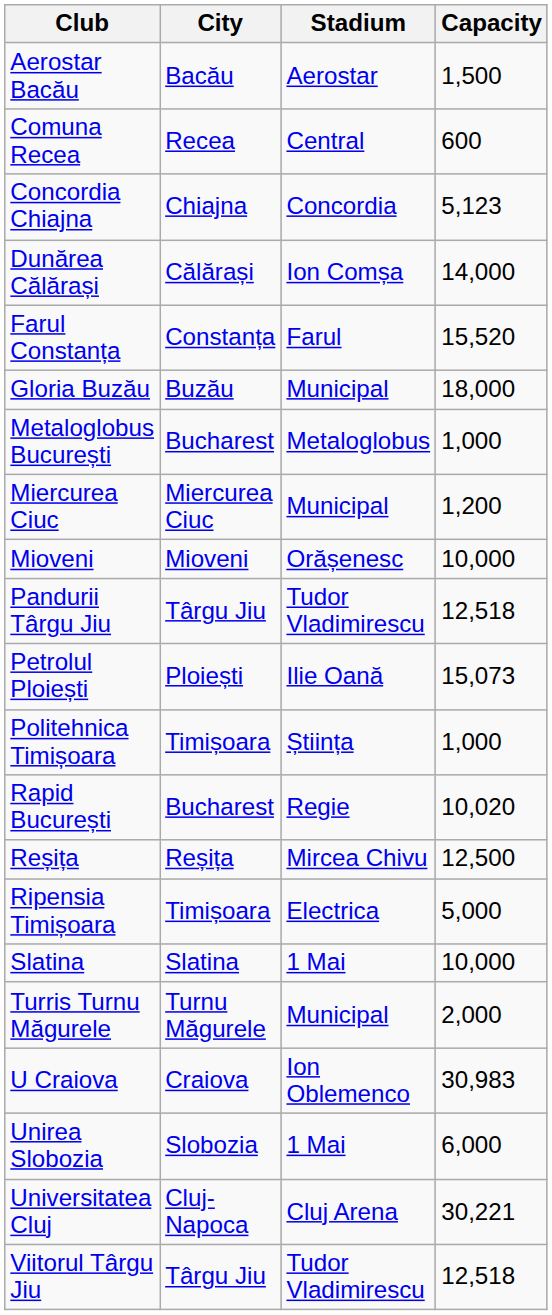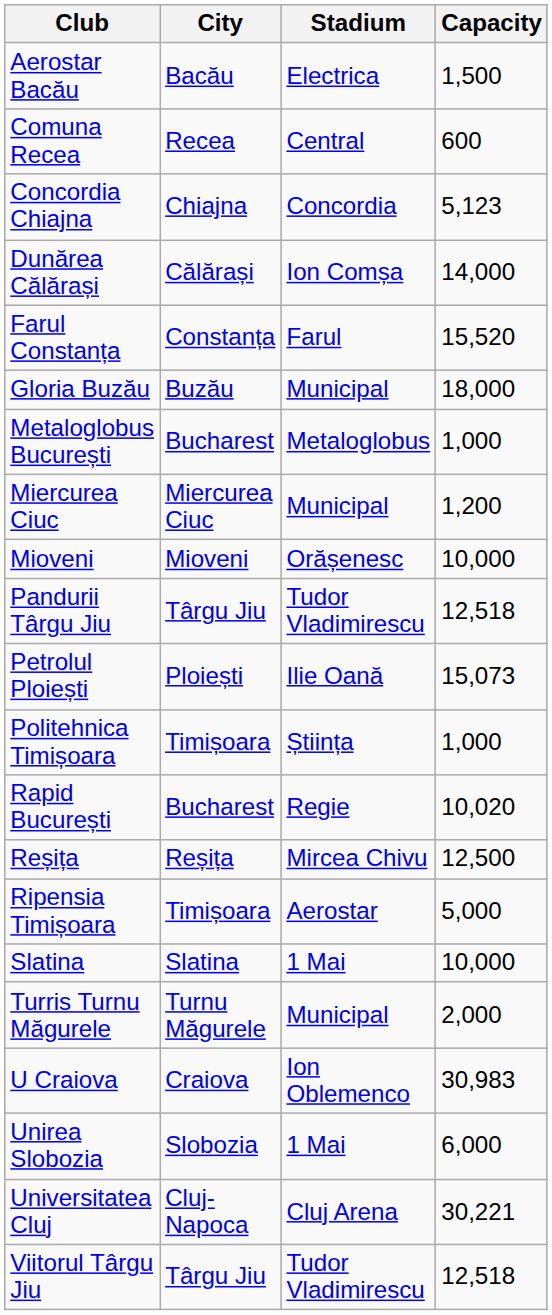(332, 75) Aerostar -> (333, 75) Electrica
(333, 910) Electrica -> (332, 910) Aerostar
